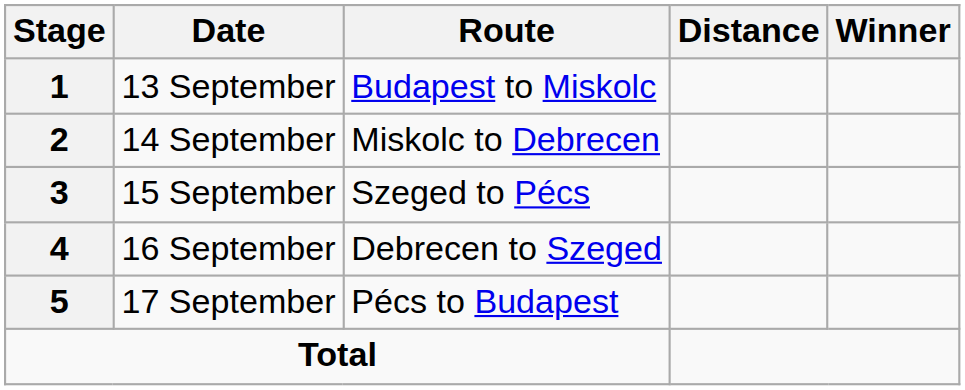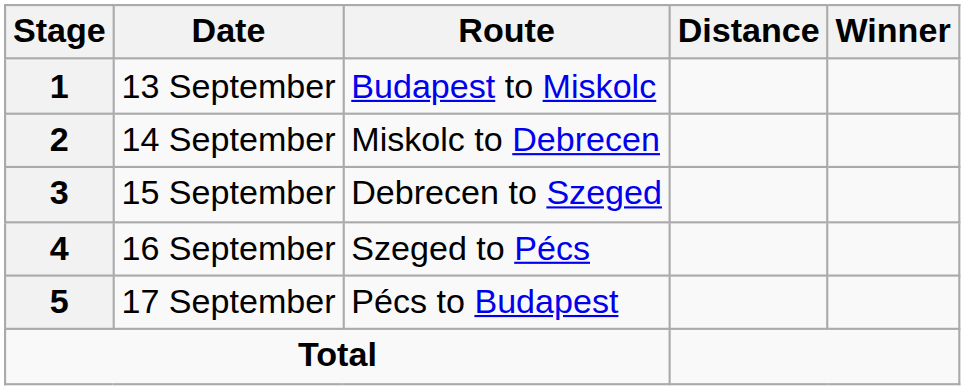(471, 193) Szeged to Pécs -> (507, 193) Debrecen to Szeged
(507, 247) Debrecen to Szeged -> (471, 247) Szeged to Pécs
